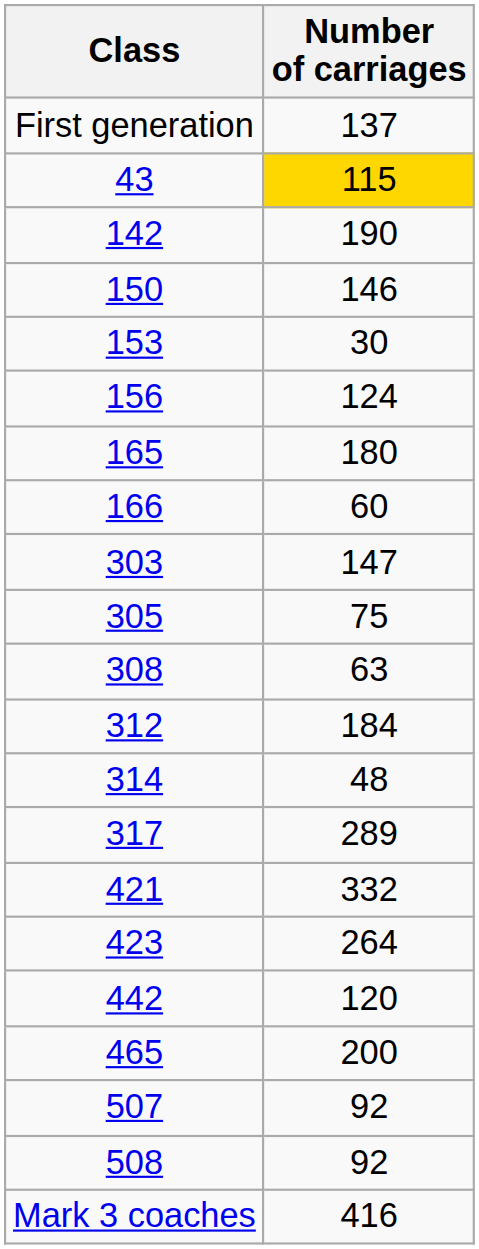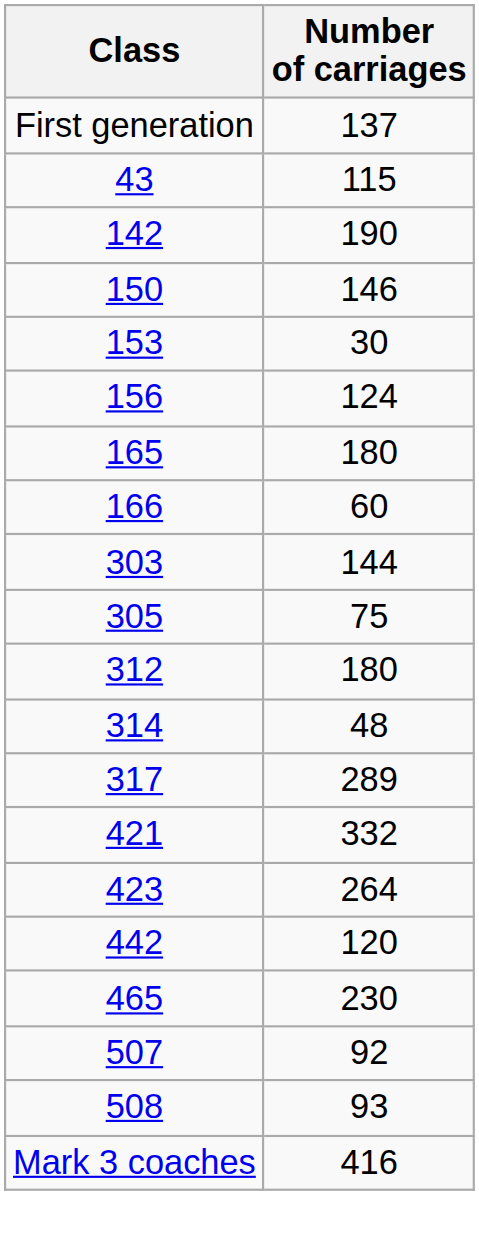(369, 179) gold background -> (369, 179) no background
(369, 561) 147 -> (369, 561) 144
- row: (134, 670)
(369, 725) 184 -> (369, 670) 180
(369, 1052) 200 -> (369, 997) 230
(369, 1161) 92 -> (369, 1107) 93
